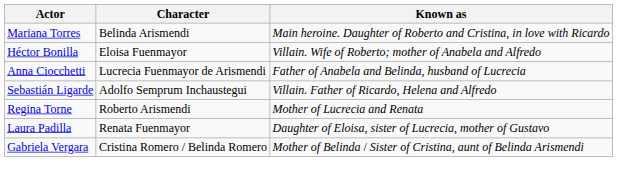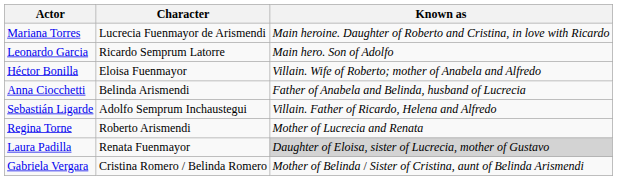(144, 33) Belinda Arismendi -> (182, 33) Lucrecia Fuenmayor de Arismendi
+ row: (48, 52)
(182, 71) Lucrecia Fuenmayor de Arismendi -> (144, 90) Belinda Arismendi
(411, 128) no background -> (411, 147) lightgrey background
